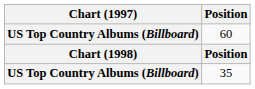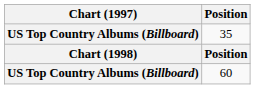rows swapped: (226, 73) <-> (226, 34)
